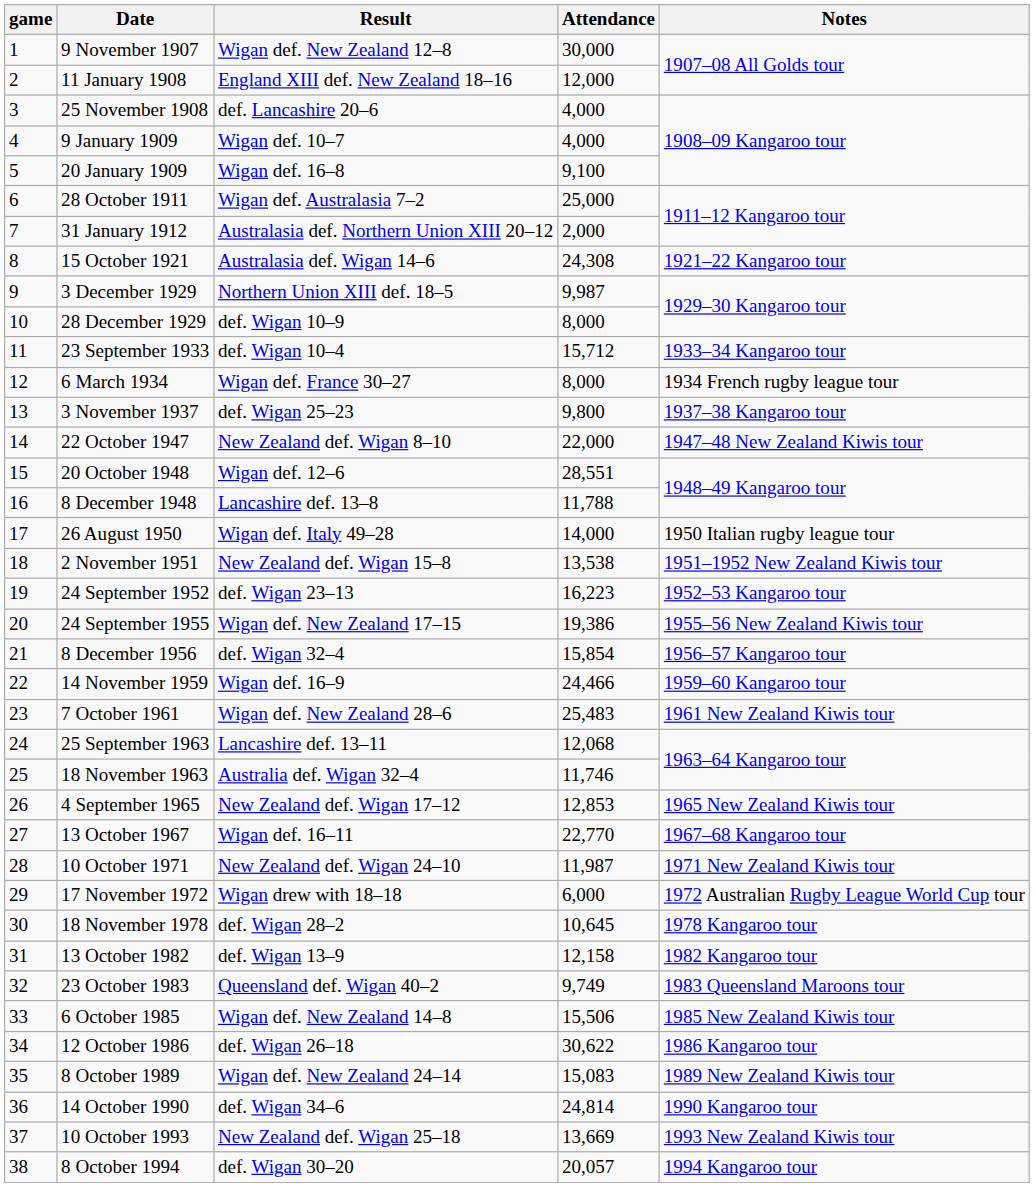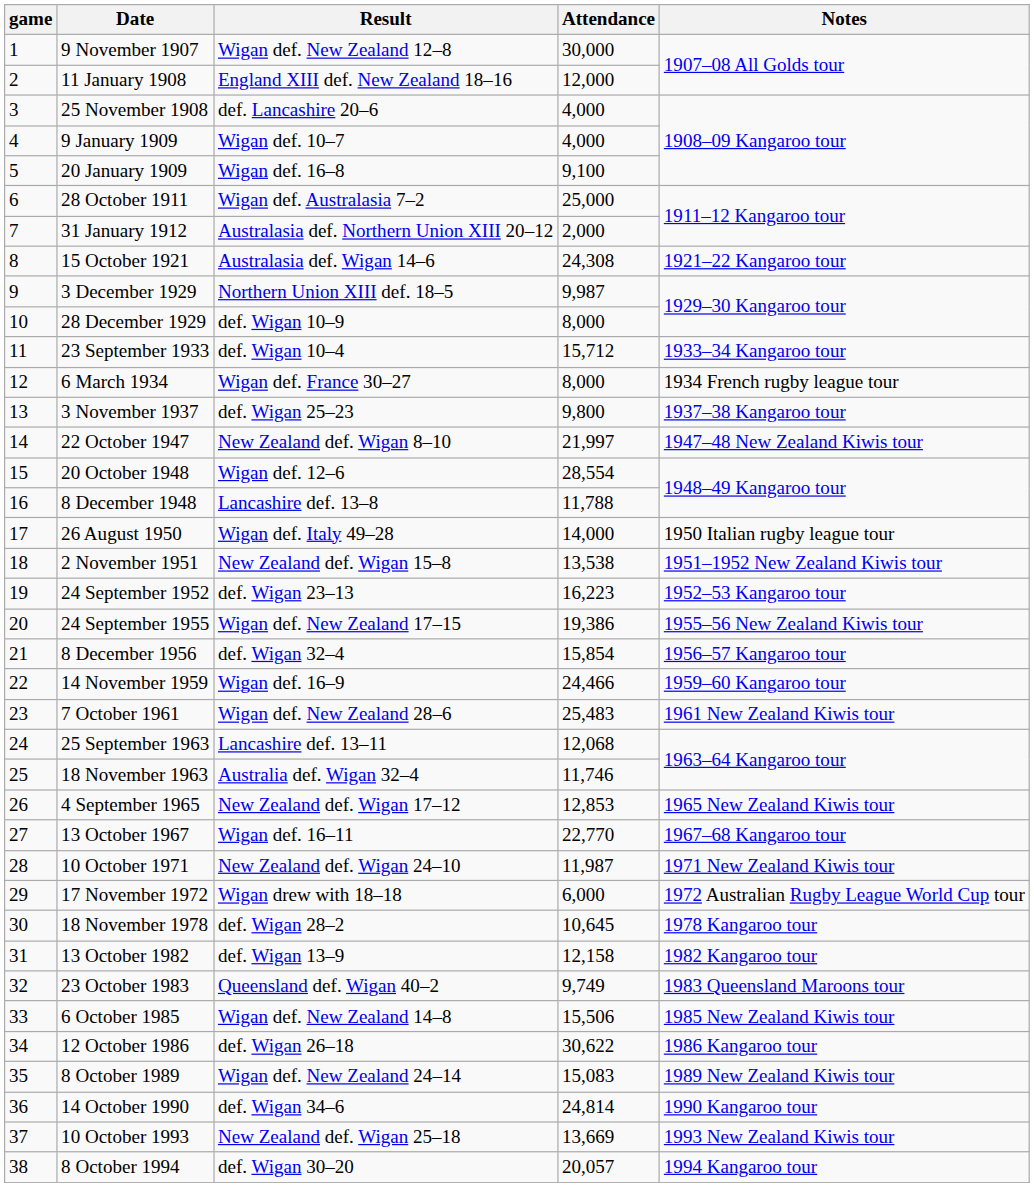(588, 442) 22,000 -> (588, 442) 21,997
(588, 472) 28,551 -> (588, 472) 28,554
